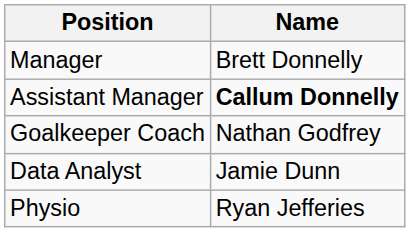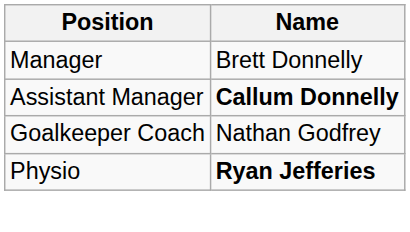- row: (76, 171)
(290, 208) normal -> (296, 171) bold
